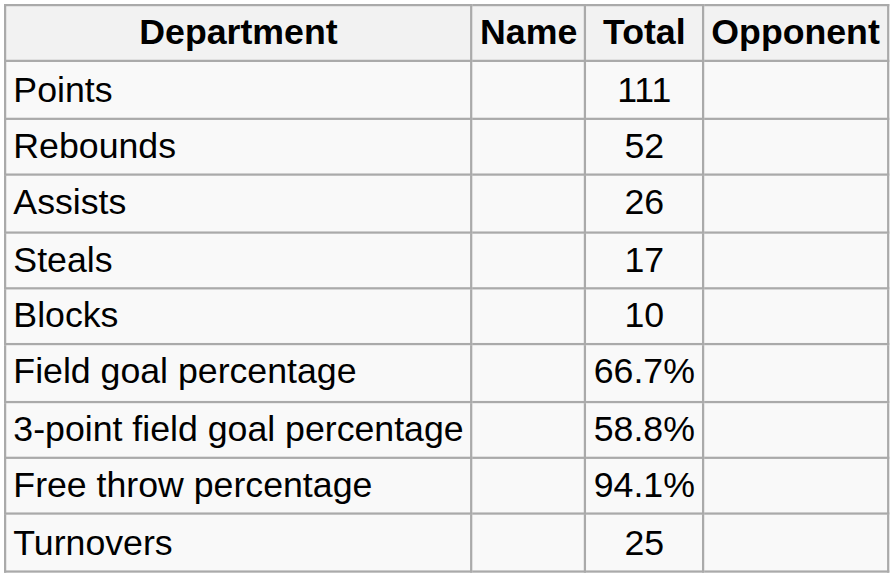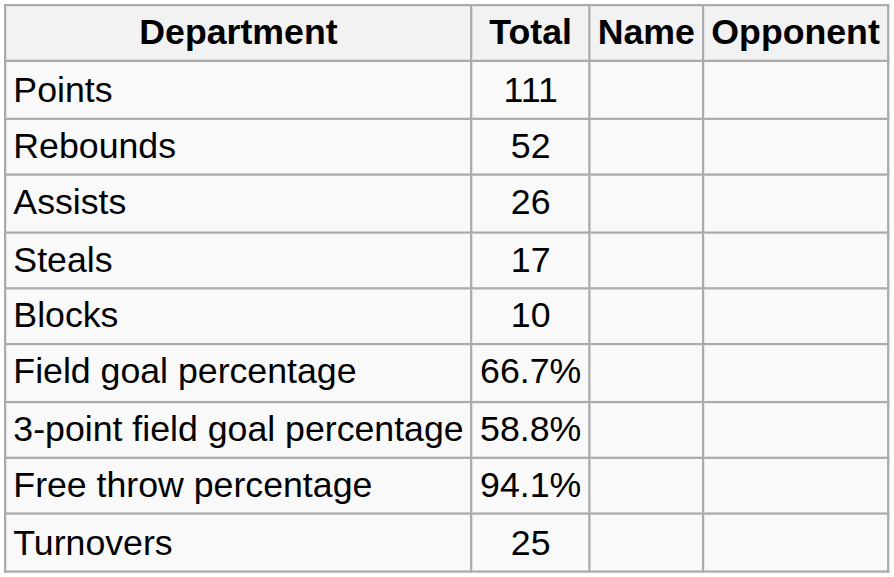columns swapped: (529, 32) <-> (644, 32)
